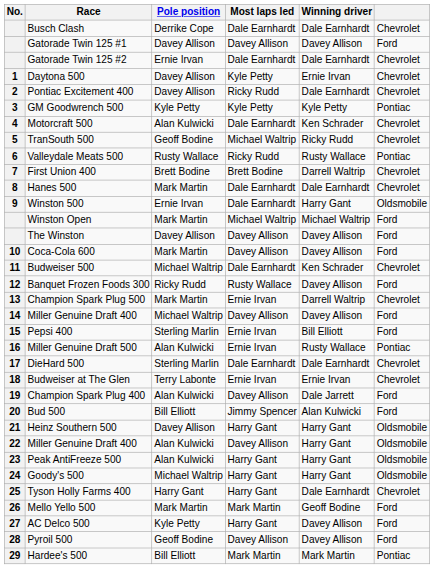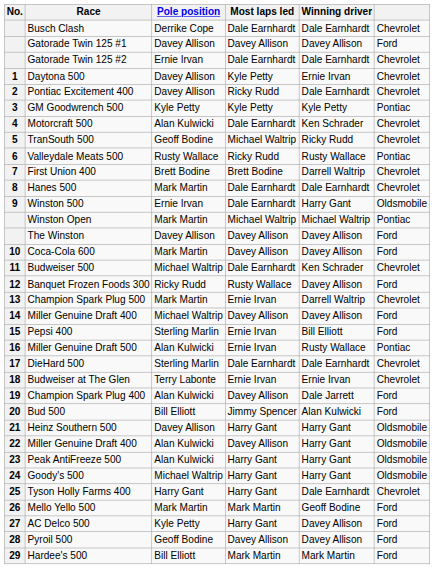(387, 220) Ford -> (394, 220) Pontiac
(394, 556) Pontiac -> (387, 556) Ford
